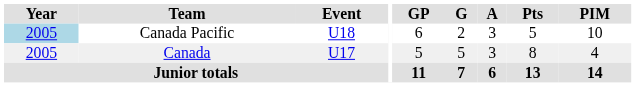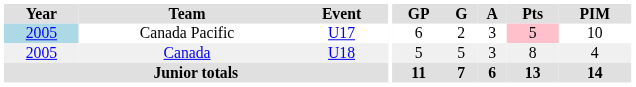(342, 33) U18 -> (342, 33) U17
(533, 33) no background -> (533, 33) pink background
(342, 53) U17 -> (342, 53) U18
